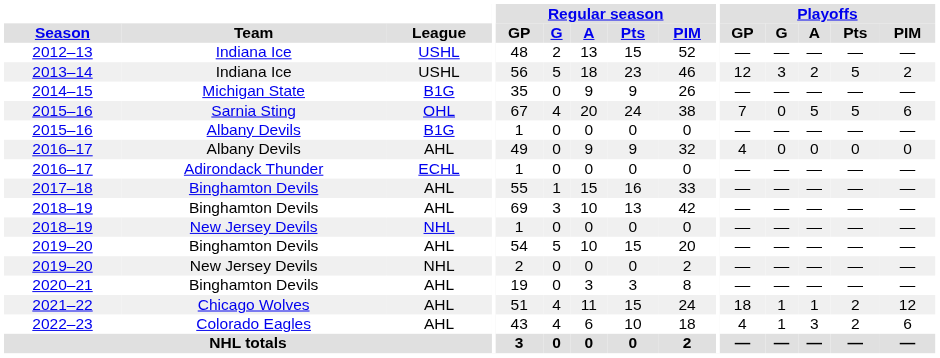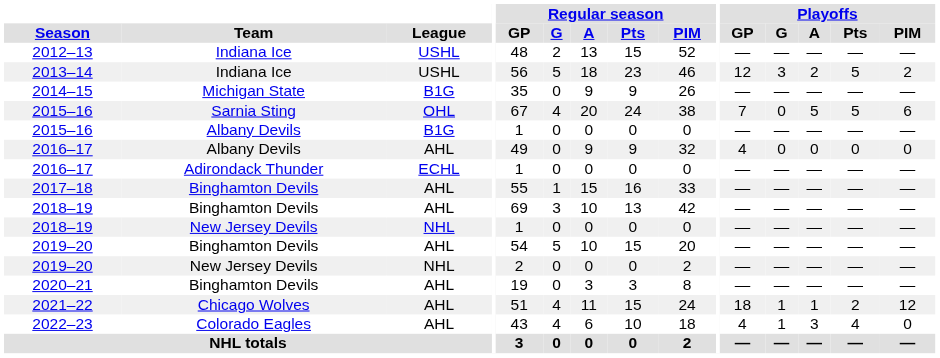(855, 324) 2 -> (855, 324) 4
(907, 324) 6 -> (907, 324) 0
